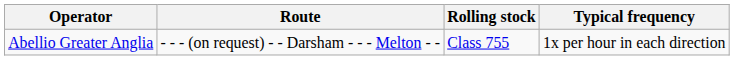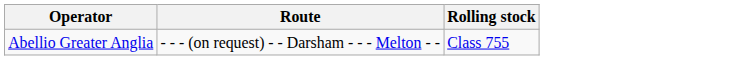- column: (634, 17)
